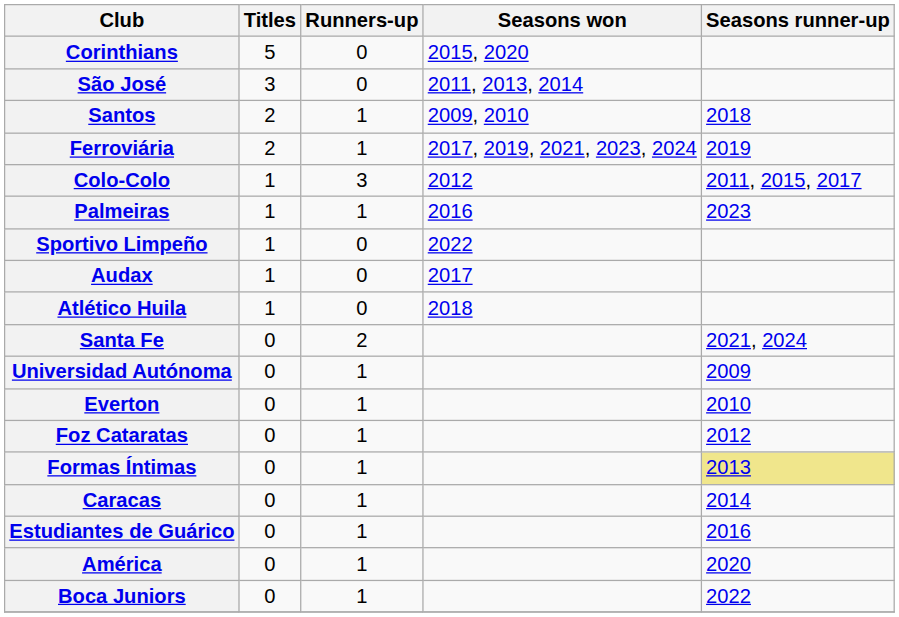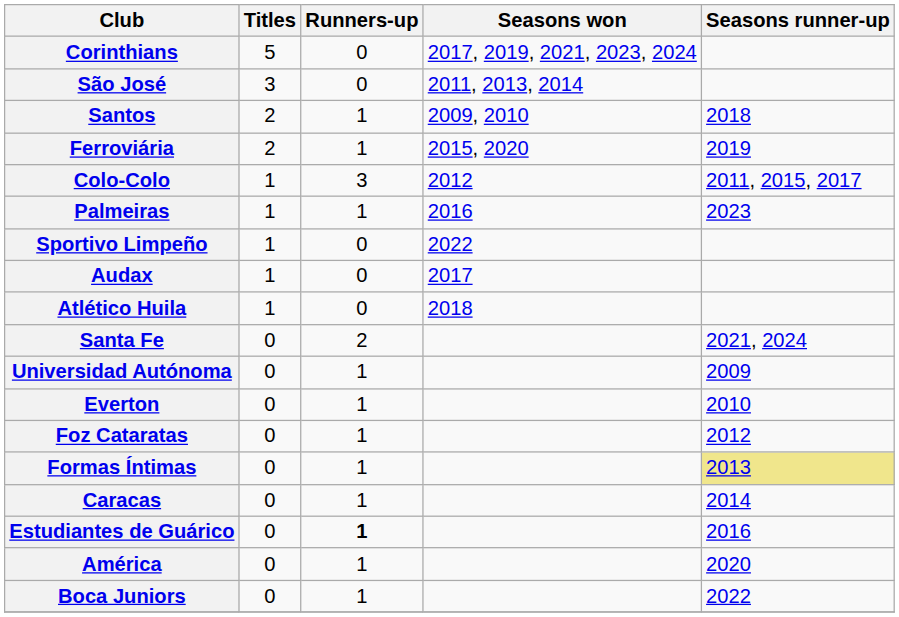(478, 52) 2015, 2020 -> (562, 52) 2017, 2019, 2021, 2023, 2024
(562, 148) 2017, 2019, 2021, 2023, 2024 -> (478, 148) 2015, 2020
(362, 532) normal -> (362, 532) bold
